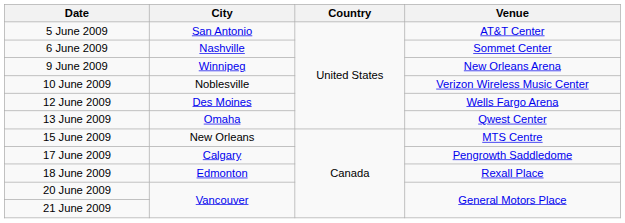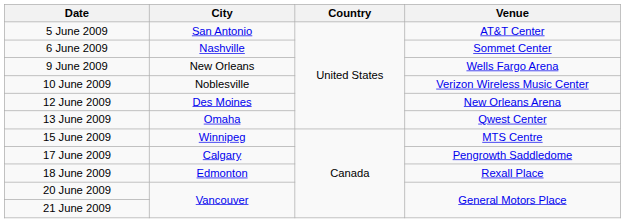(222, 66) Winnipeg -> (222, 66) New Orleans
(512, 66) New Orleans Arena -> (512, 66) Wells Fargo Arena
(512, 102) Wells Fargo Arena -> (512, 102) New Orleans Arena
(222, 137) New Orleans -> (222, 137) Winnipeg
